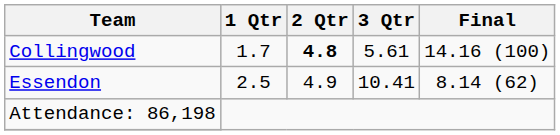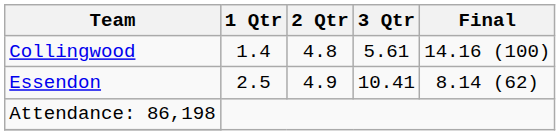(253, 51) 1.7 -> (253, 51) 1.4
(320, 51) bold -> (320, 51) normal
